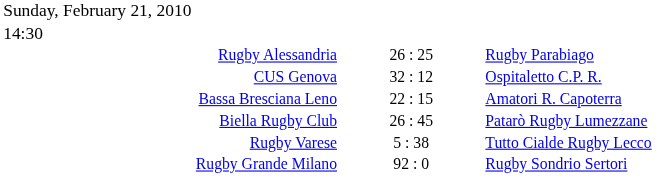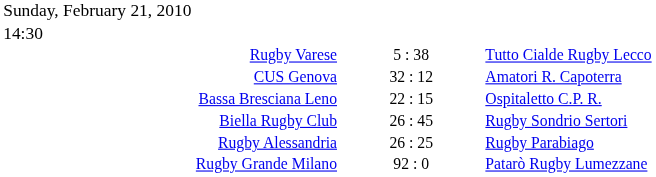rows swapped: (293, 142) <-> (278, 55)
(544, 77) Ospitaletto C.P. R. -> (554, 77) Amatori R. Capoterra
(554, 99) Amatori R. Capoterra -> (544, 99) Ospitaletto C.P. R.
(566, 120) Patarò Rugby Lumezzane -> (556, 120) Rugby Sondrio Sertori
(556, 164) Rugby Sondrio Sertori -> (566, 164) Patarò Rugby Lumezzane
